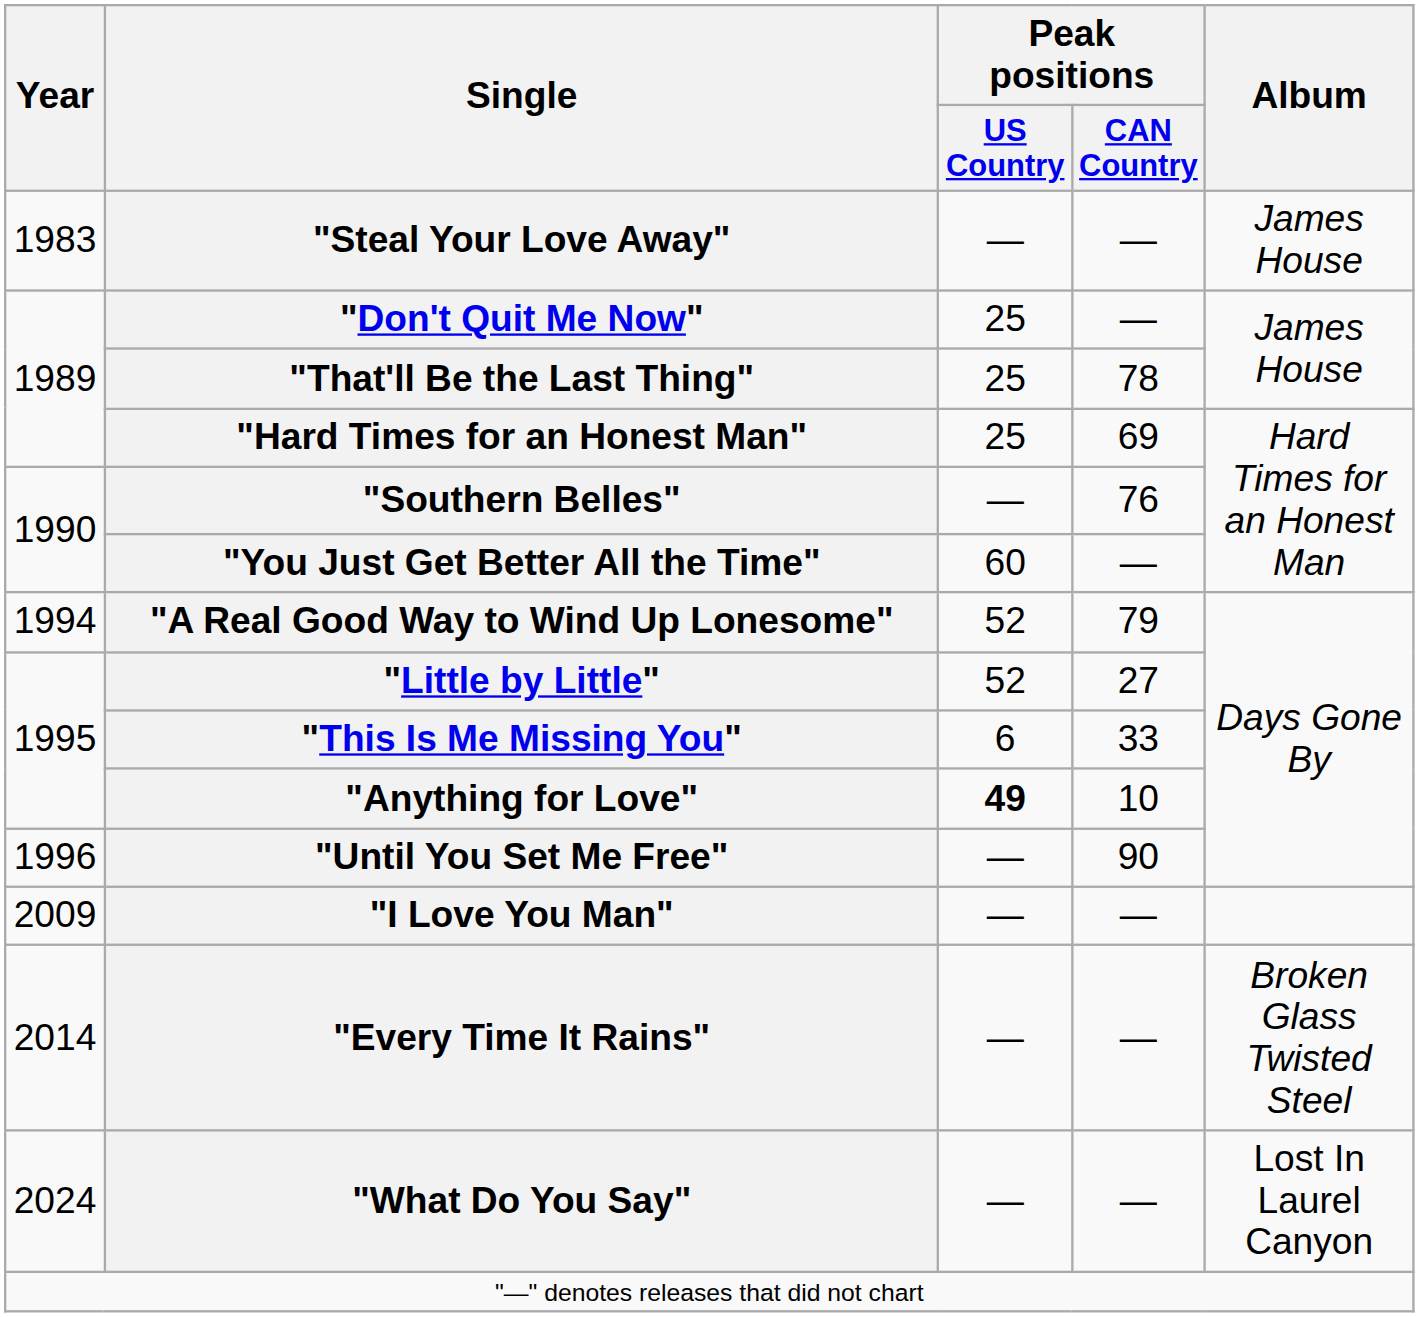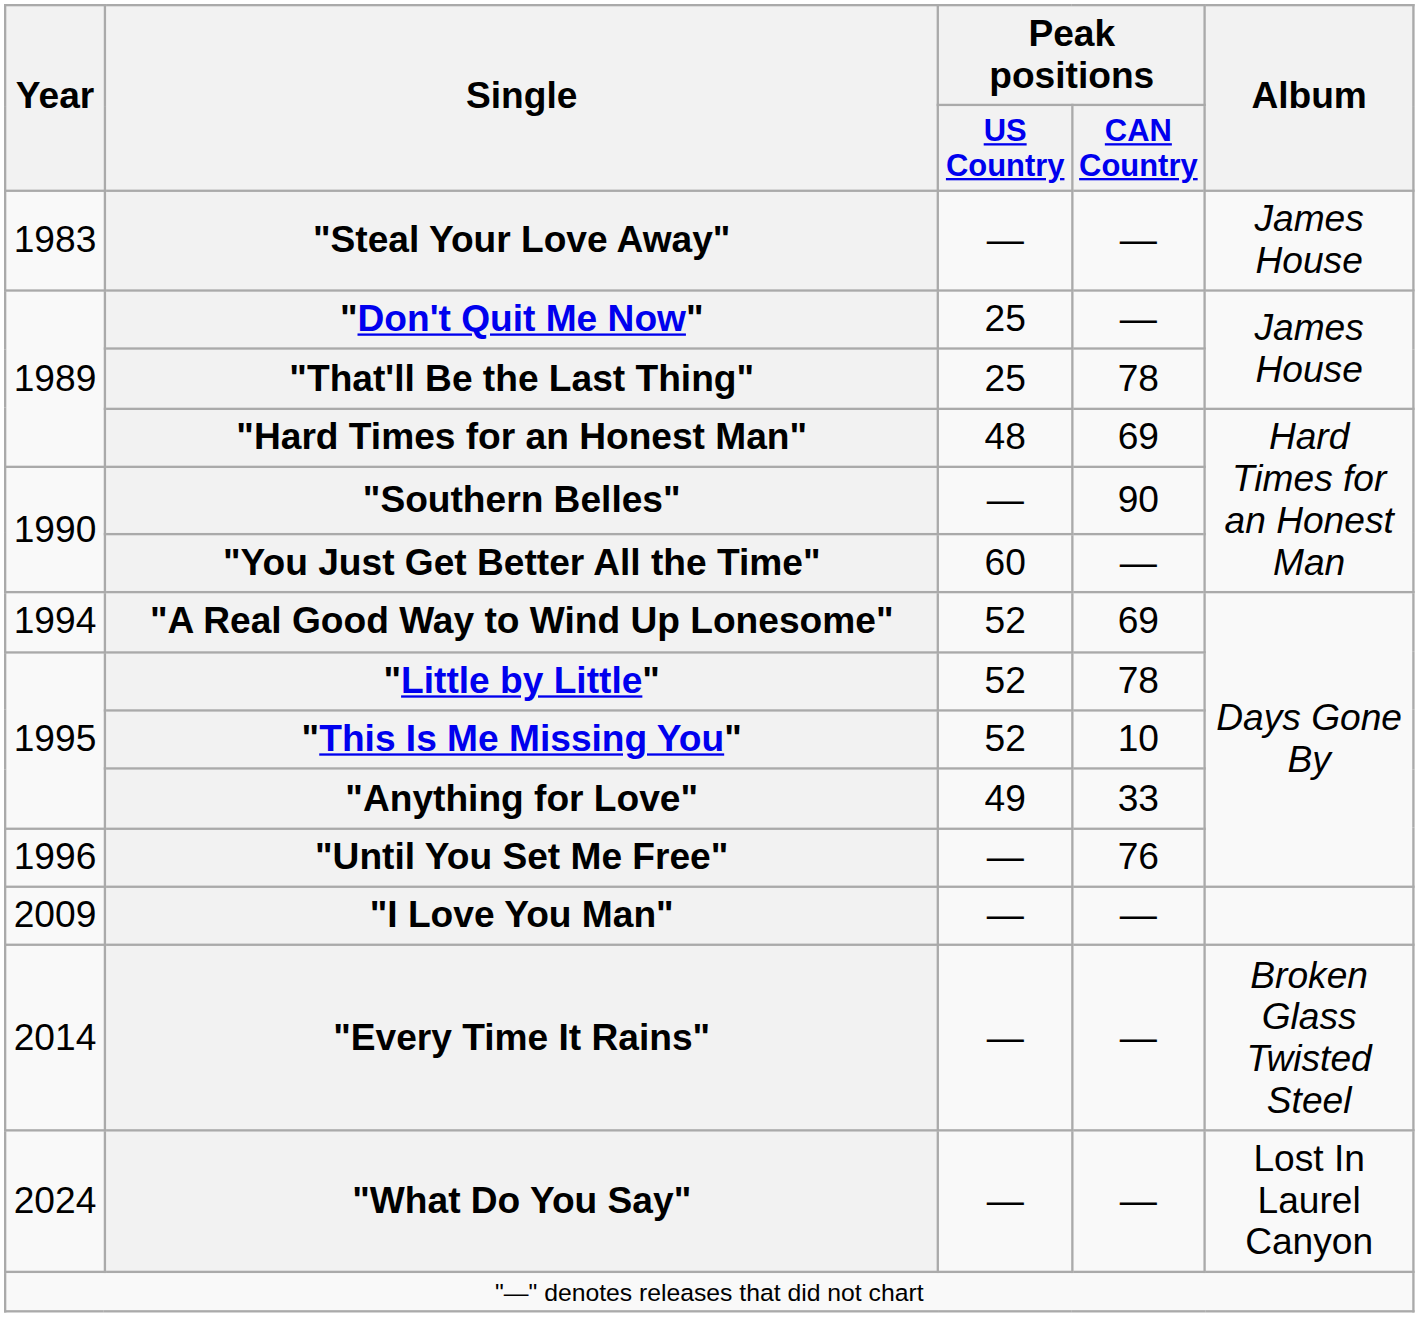(1005, 437) 25 -> (1005, 437) 48
(1138, 499) 76 -> (1138, 499) 90
(1138, 621) 79 -> (1138, 621) 69
(1138, 680) 27 -> (1138, 680) 78
(1005, 739) 6 -> (1005, 739) 52
(1138, 739) 33 -> (1138, 739) 10
(1005, 797) bold -> (1005, 797) normal
(1138, 797) 10 -> (1138, 797) 33
(1138, 856) 90 -> (1138, 856) 76
